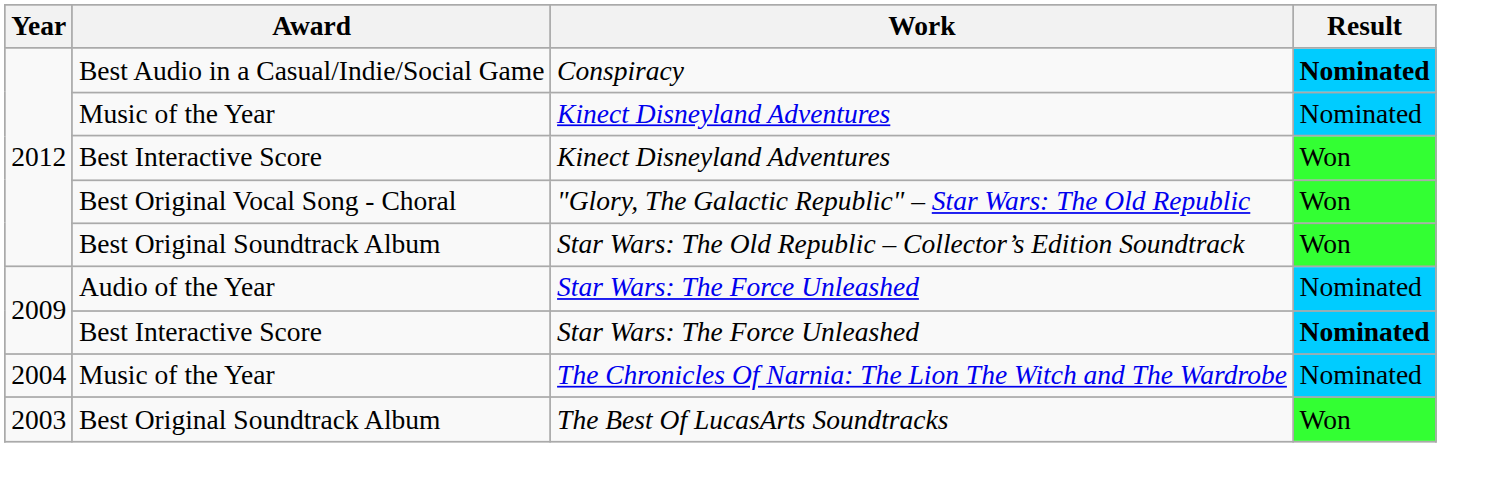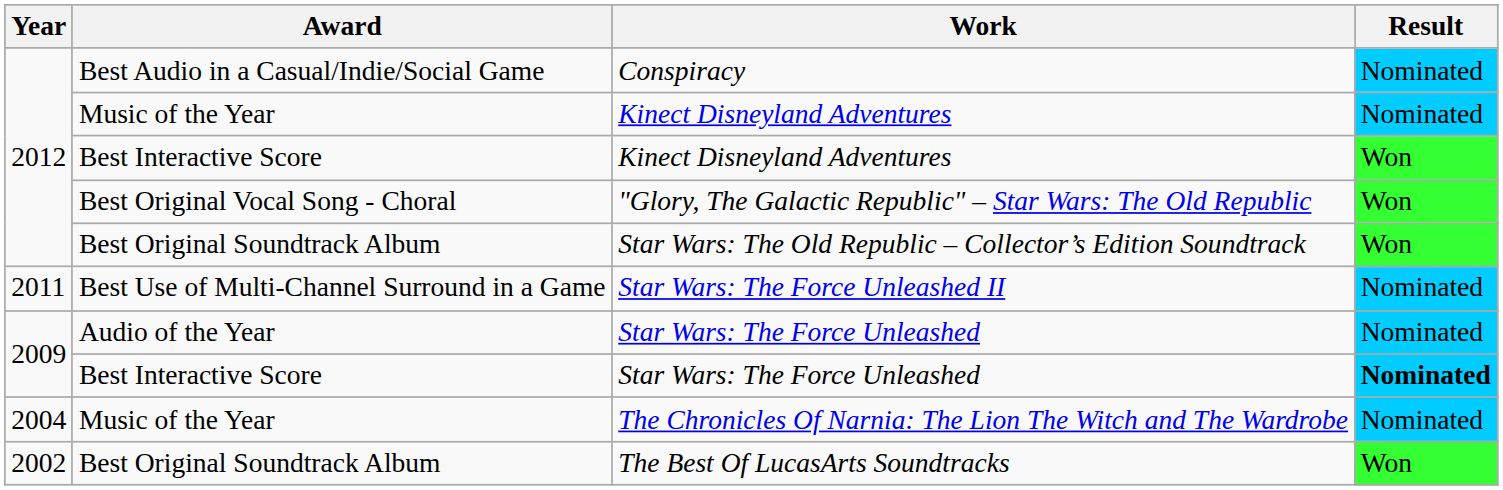(1365, 69) bold -> (1422, 69) normal
+ row: (342, 288)
(39, 419) 2003 -> (39, 462) 2002
